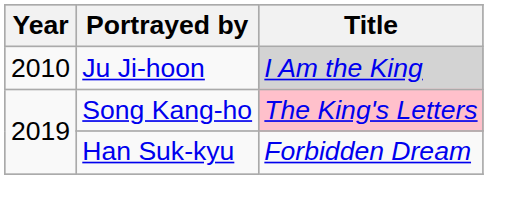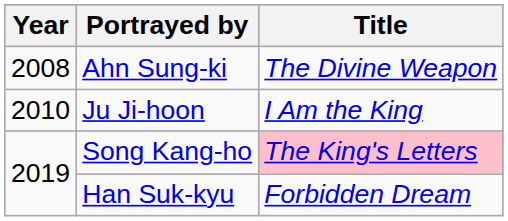+ row: (155, 67)
(344, 67) lightgrey background -> (344, 109) no background
